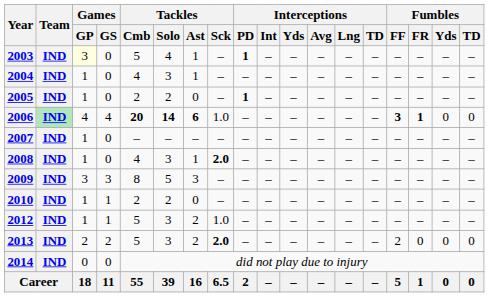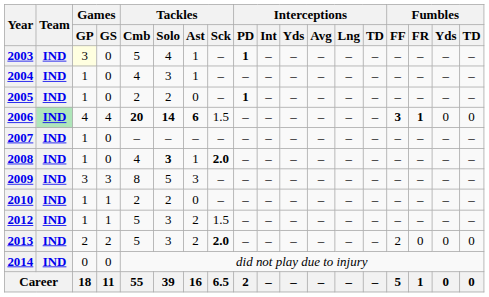(221, 117) 1.0 -> (221, 117) 1.5
(168, 158) normal -> (168, 158) bold
(221, 220) 1.0 -> (221, 220) 1.5
